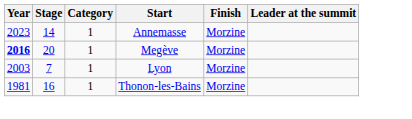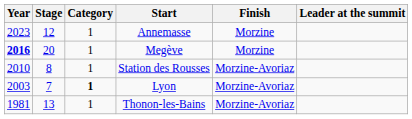(49, 31) 14 -> (49, 31) 12
+ row: (164, 68)
(90, 68) normal -> (90, 86) bold
(226, 68) Morzine -> (255, 86) Morzine-Avoriaz
(49, 86) 16 -> (49, 104) 13
(226, 86) Morzine -> (255, 104) Morzine-Avoriaz
